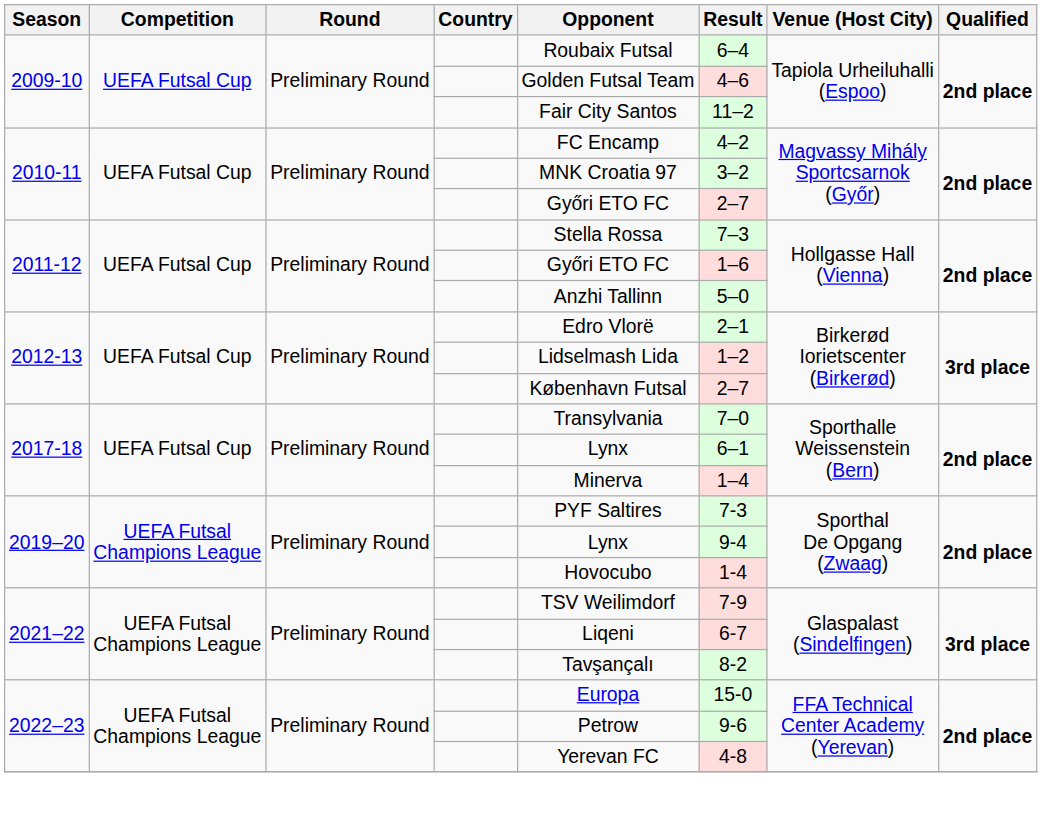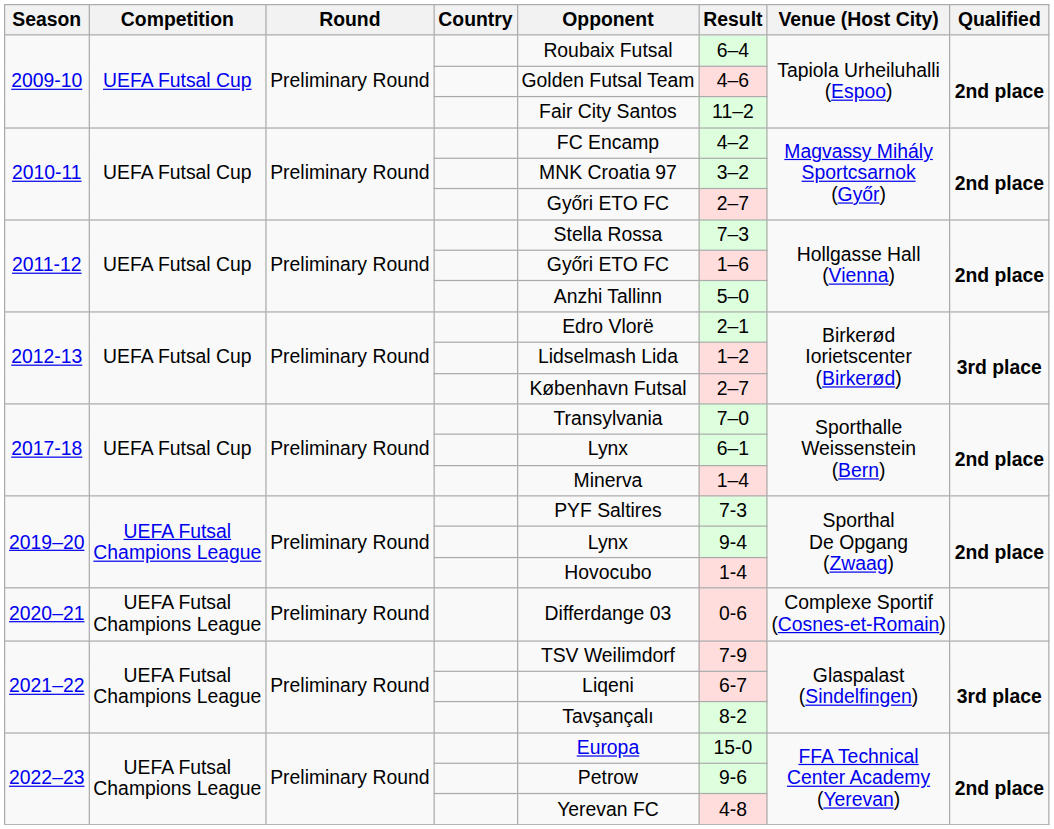+ row: (47, 614)
